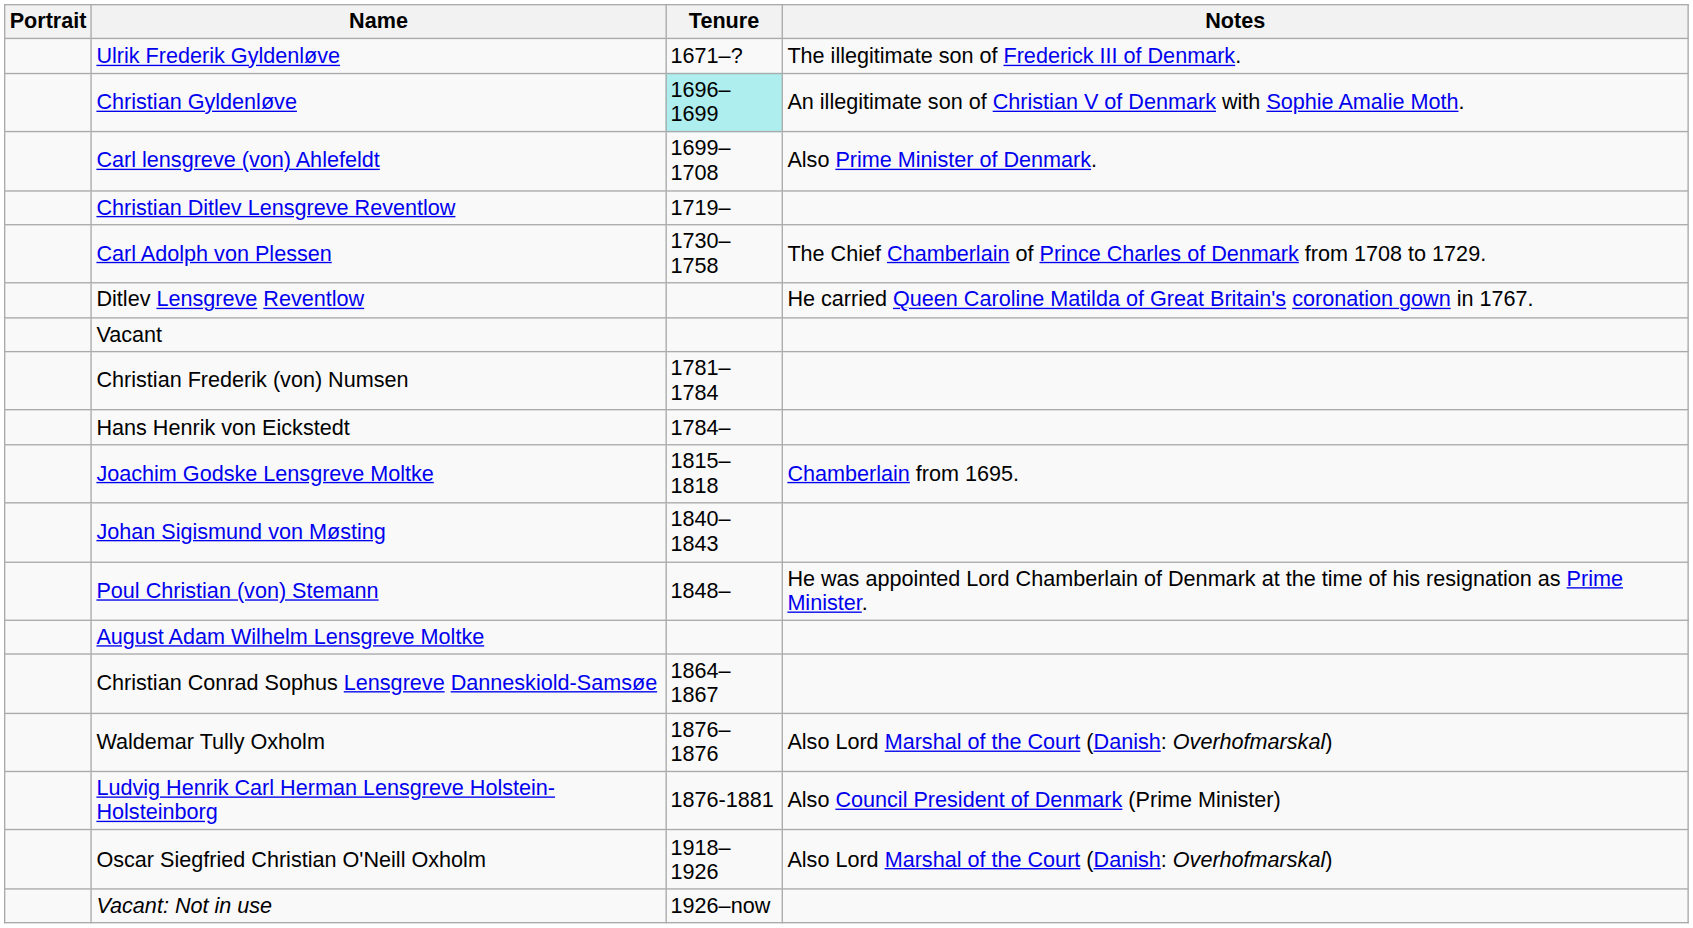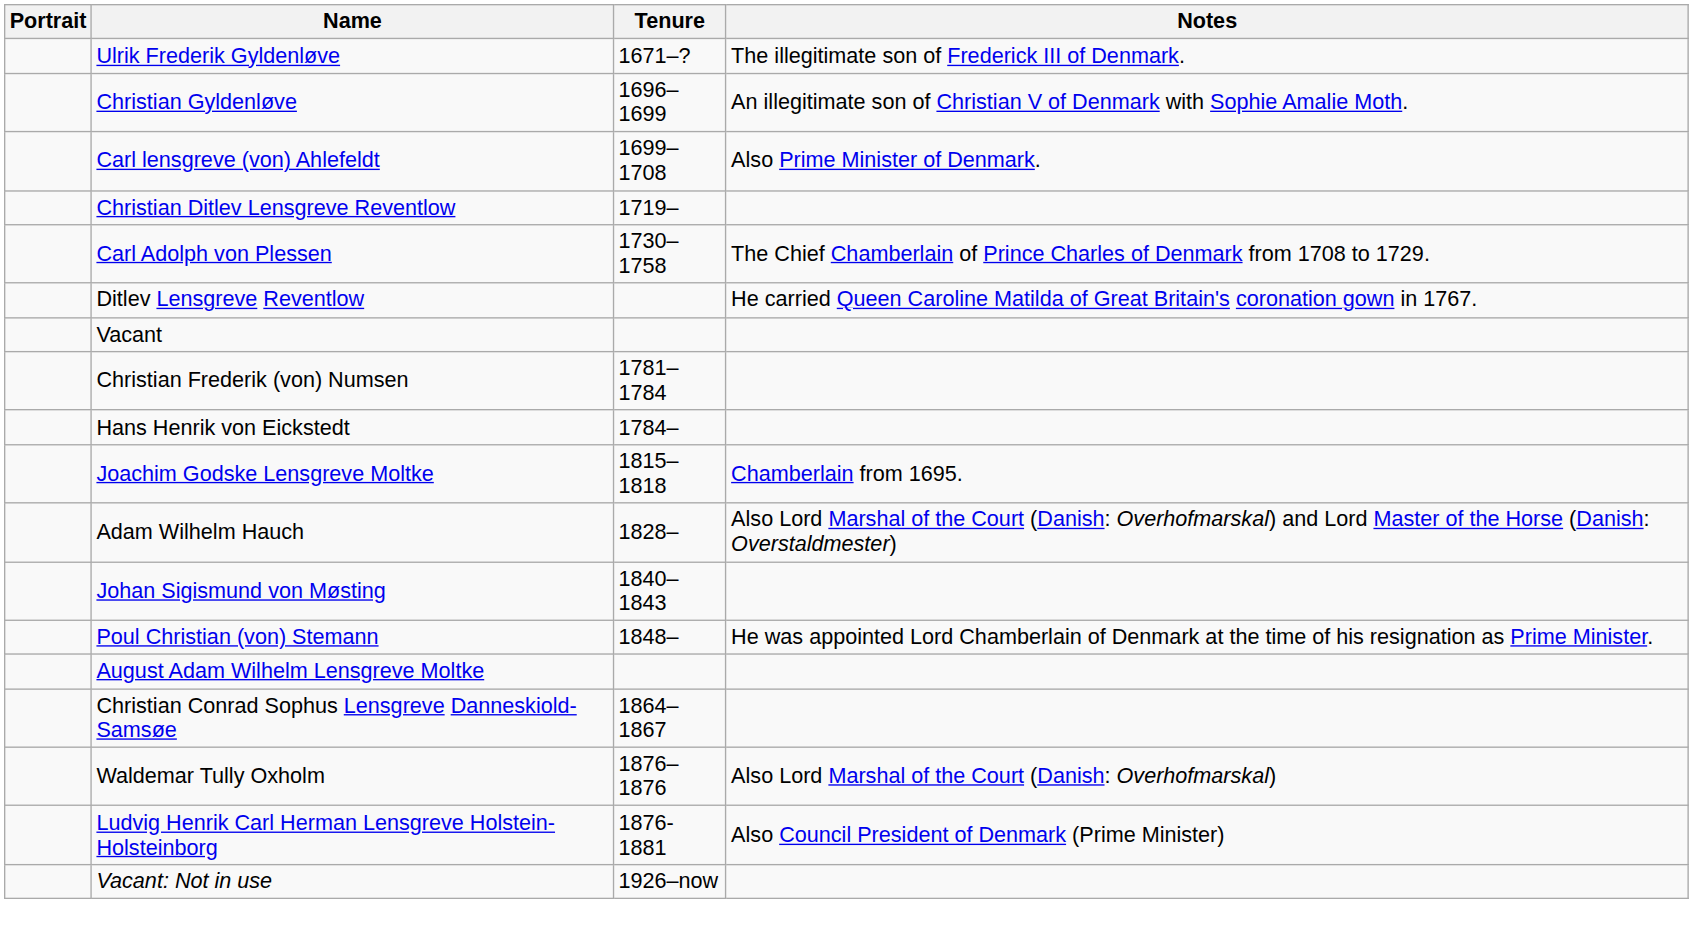(701, 102) paleturquoise background -> (648, 102) no background
+ row: (352, 532)
- row: (379, 859)
